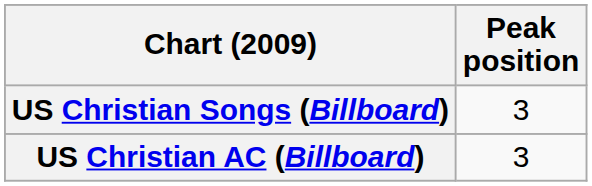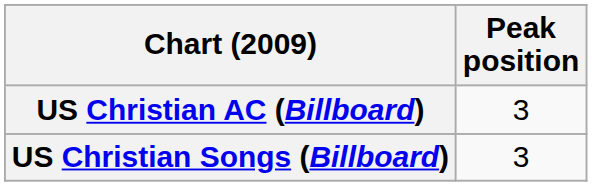rows swapped: (230, 109) <-> (230, 156)
